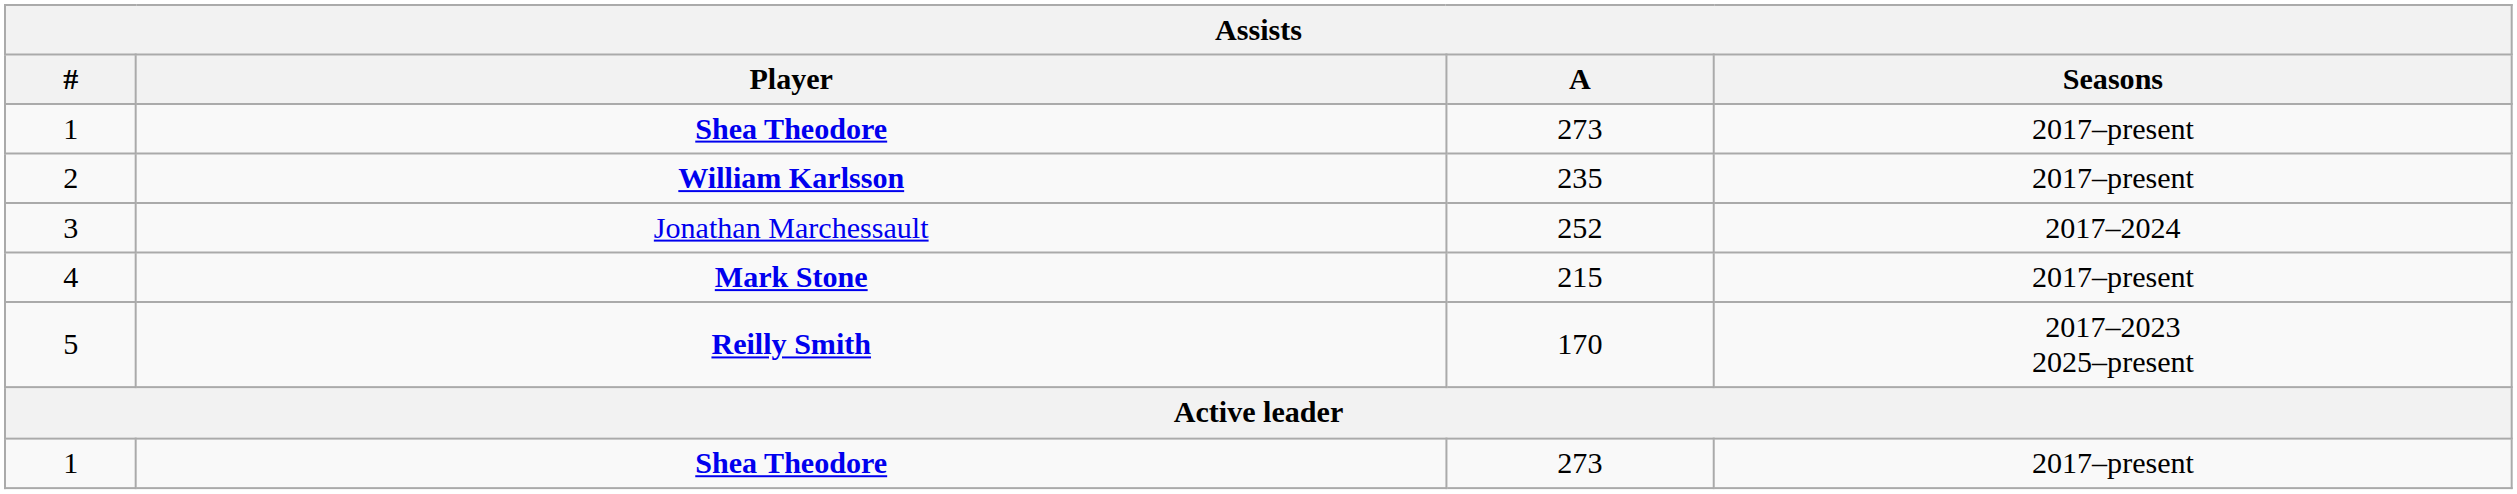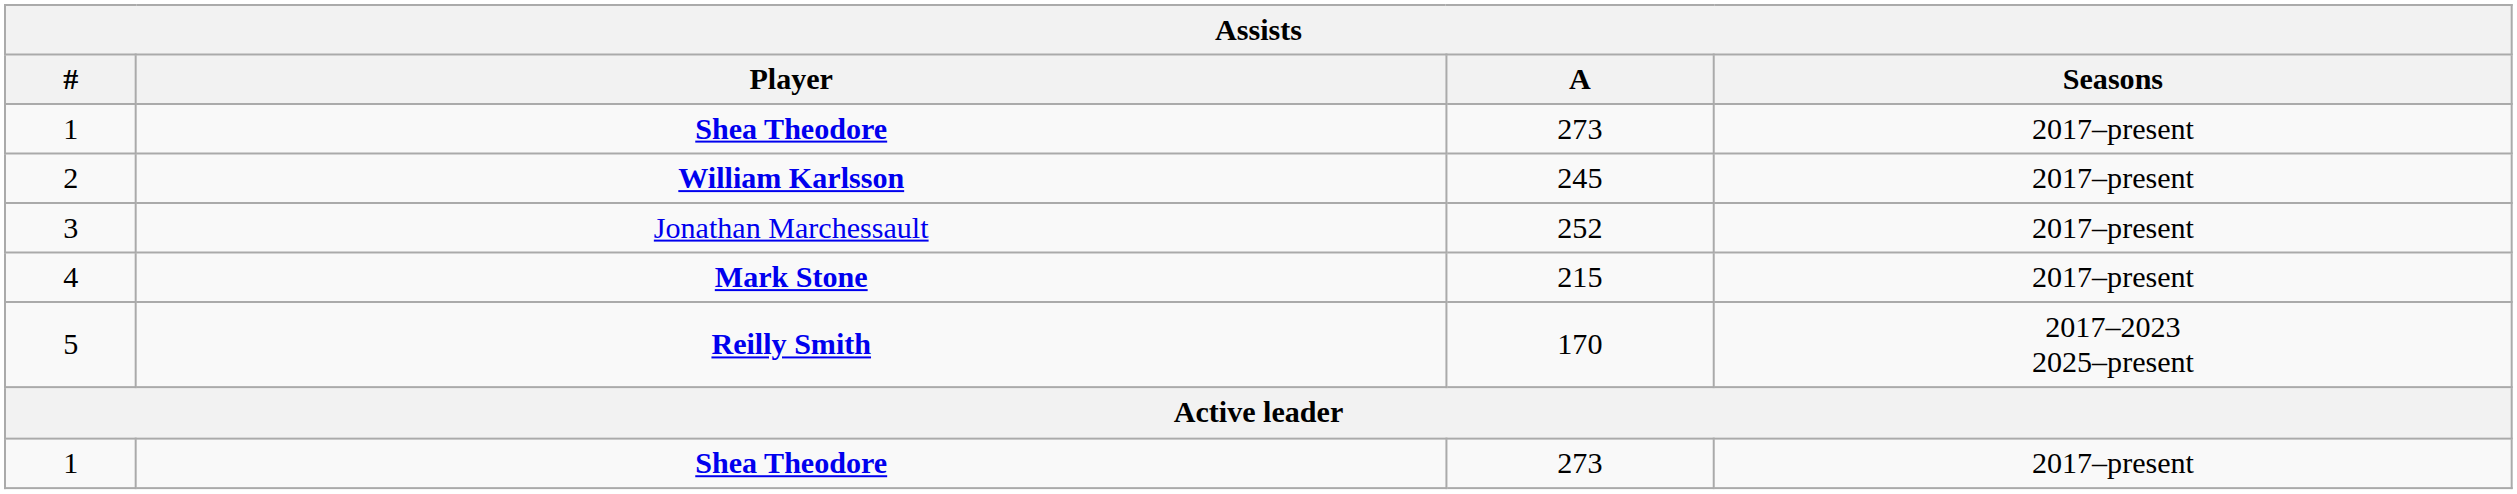(1580, 178) 235 -> (1580, 178) 245
(2113, 227) 2017–2024 -> (2113, 227) 2017–present
